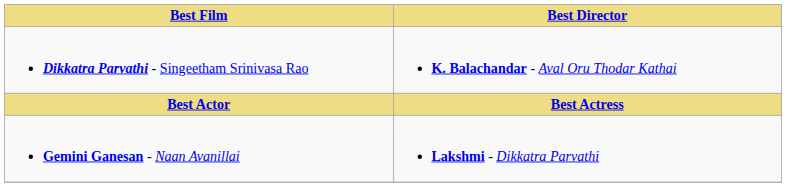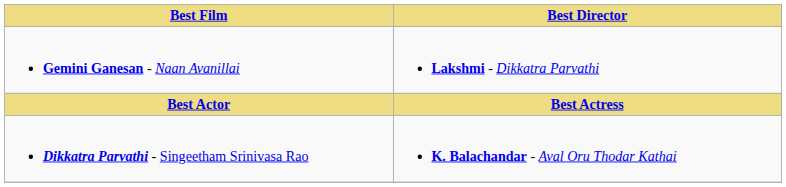rows swapped: (199, 68) <-> (199, 157)
